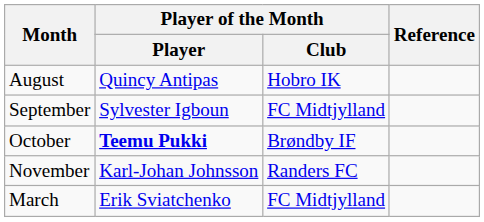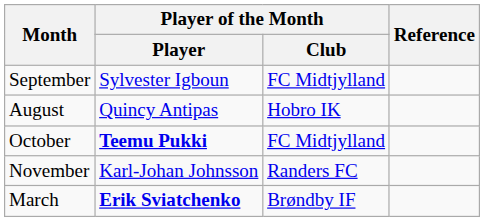rows swapped: (36, 79) <-> (50, 110)
(311, 140) Brøndby IF -> (326, 140) FC Midtjylland
(165, 200) normal -> (170, 200) bold
(326, 200) FC Midtjylland -> (311, 200) Brøndby IF
